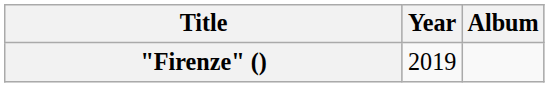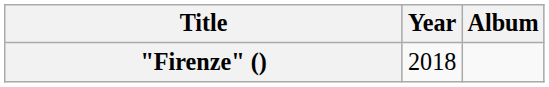(432, 61) 2019 -> (432, 61) 2018
